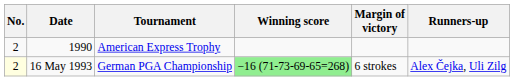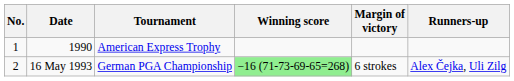(16, 47) 2 -> (16, 47) 1
(16, 66) lightyellow background -> (16, 66) no background
